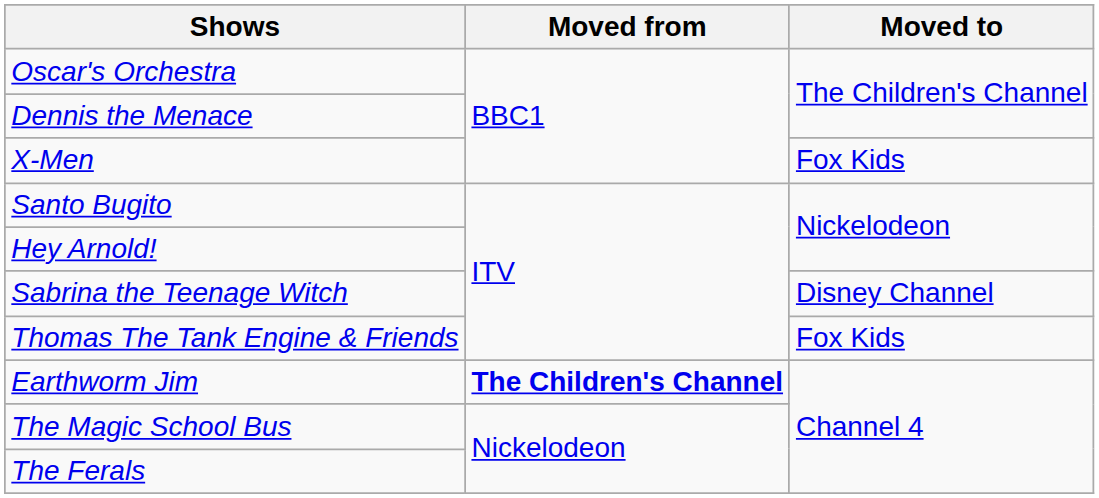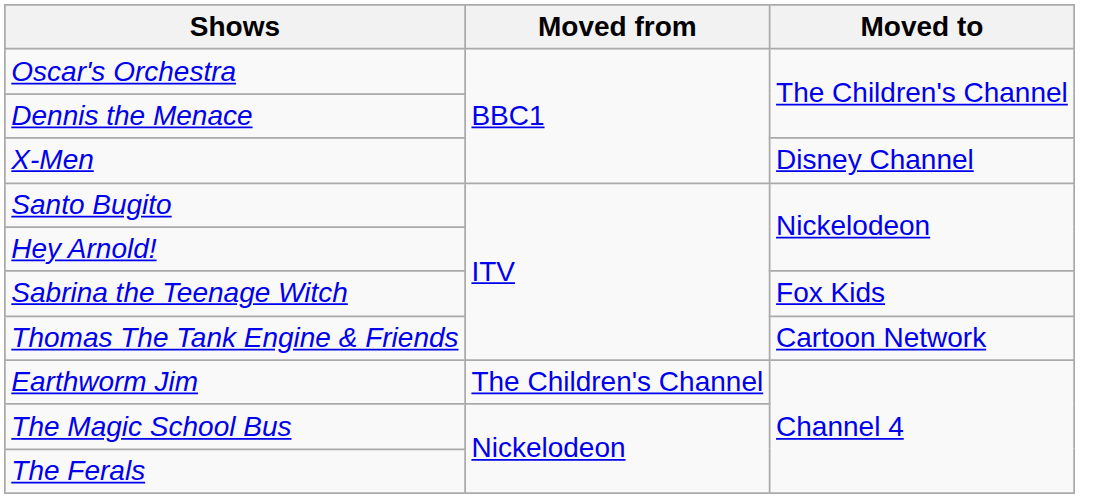(850, 159) Fox Kids -> (875, 159) Disney Channel
(895, 293) Disney Channel -> (831, 293) Fox Kids
(850, 337) Fox Kids -> (881, 337) Cartoon Network
(627, 381) bold -> (617, 381) normal
